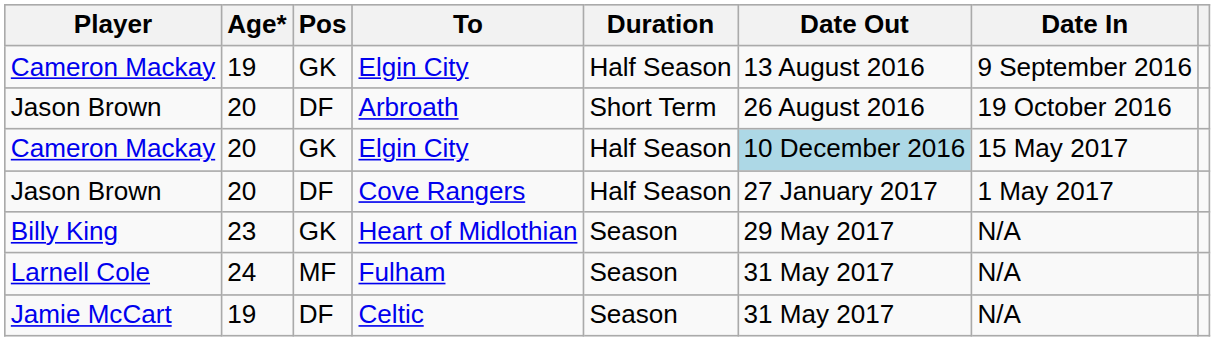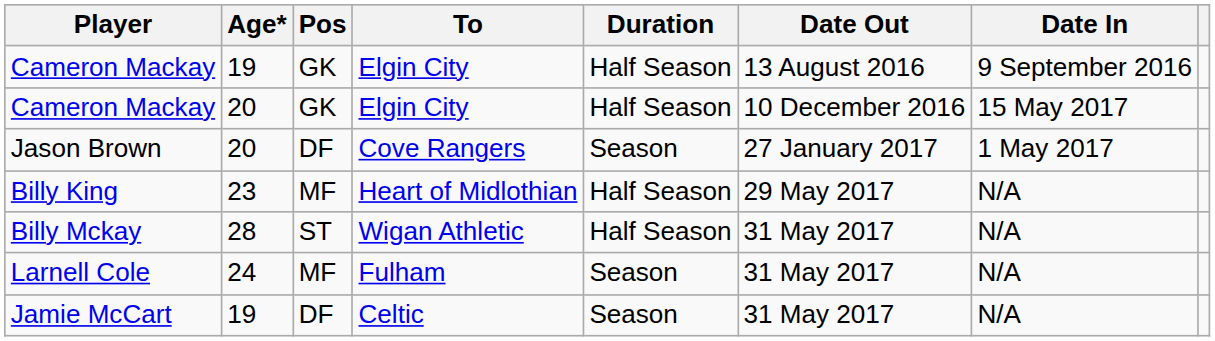- row: (242, 107)
(854, 149) lightblue background -> (854, 107) no background
(660, 190) Half Season -> (634, 149) Season
(317, 231) GK -> (317, 190) MF
(634, 231) Season -> (660, 190) Half Season
+ row: (242, 231)
